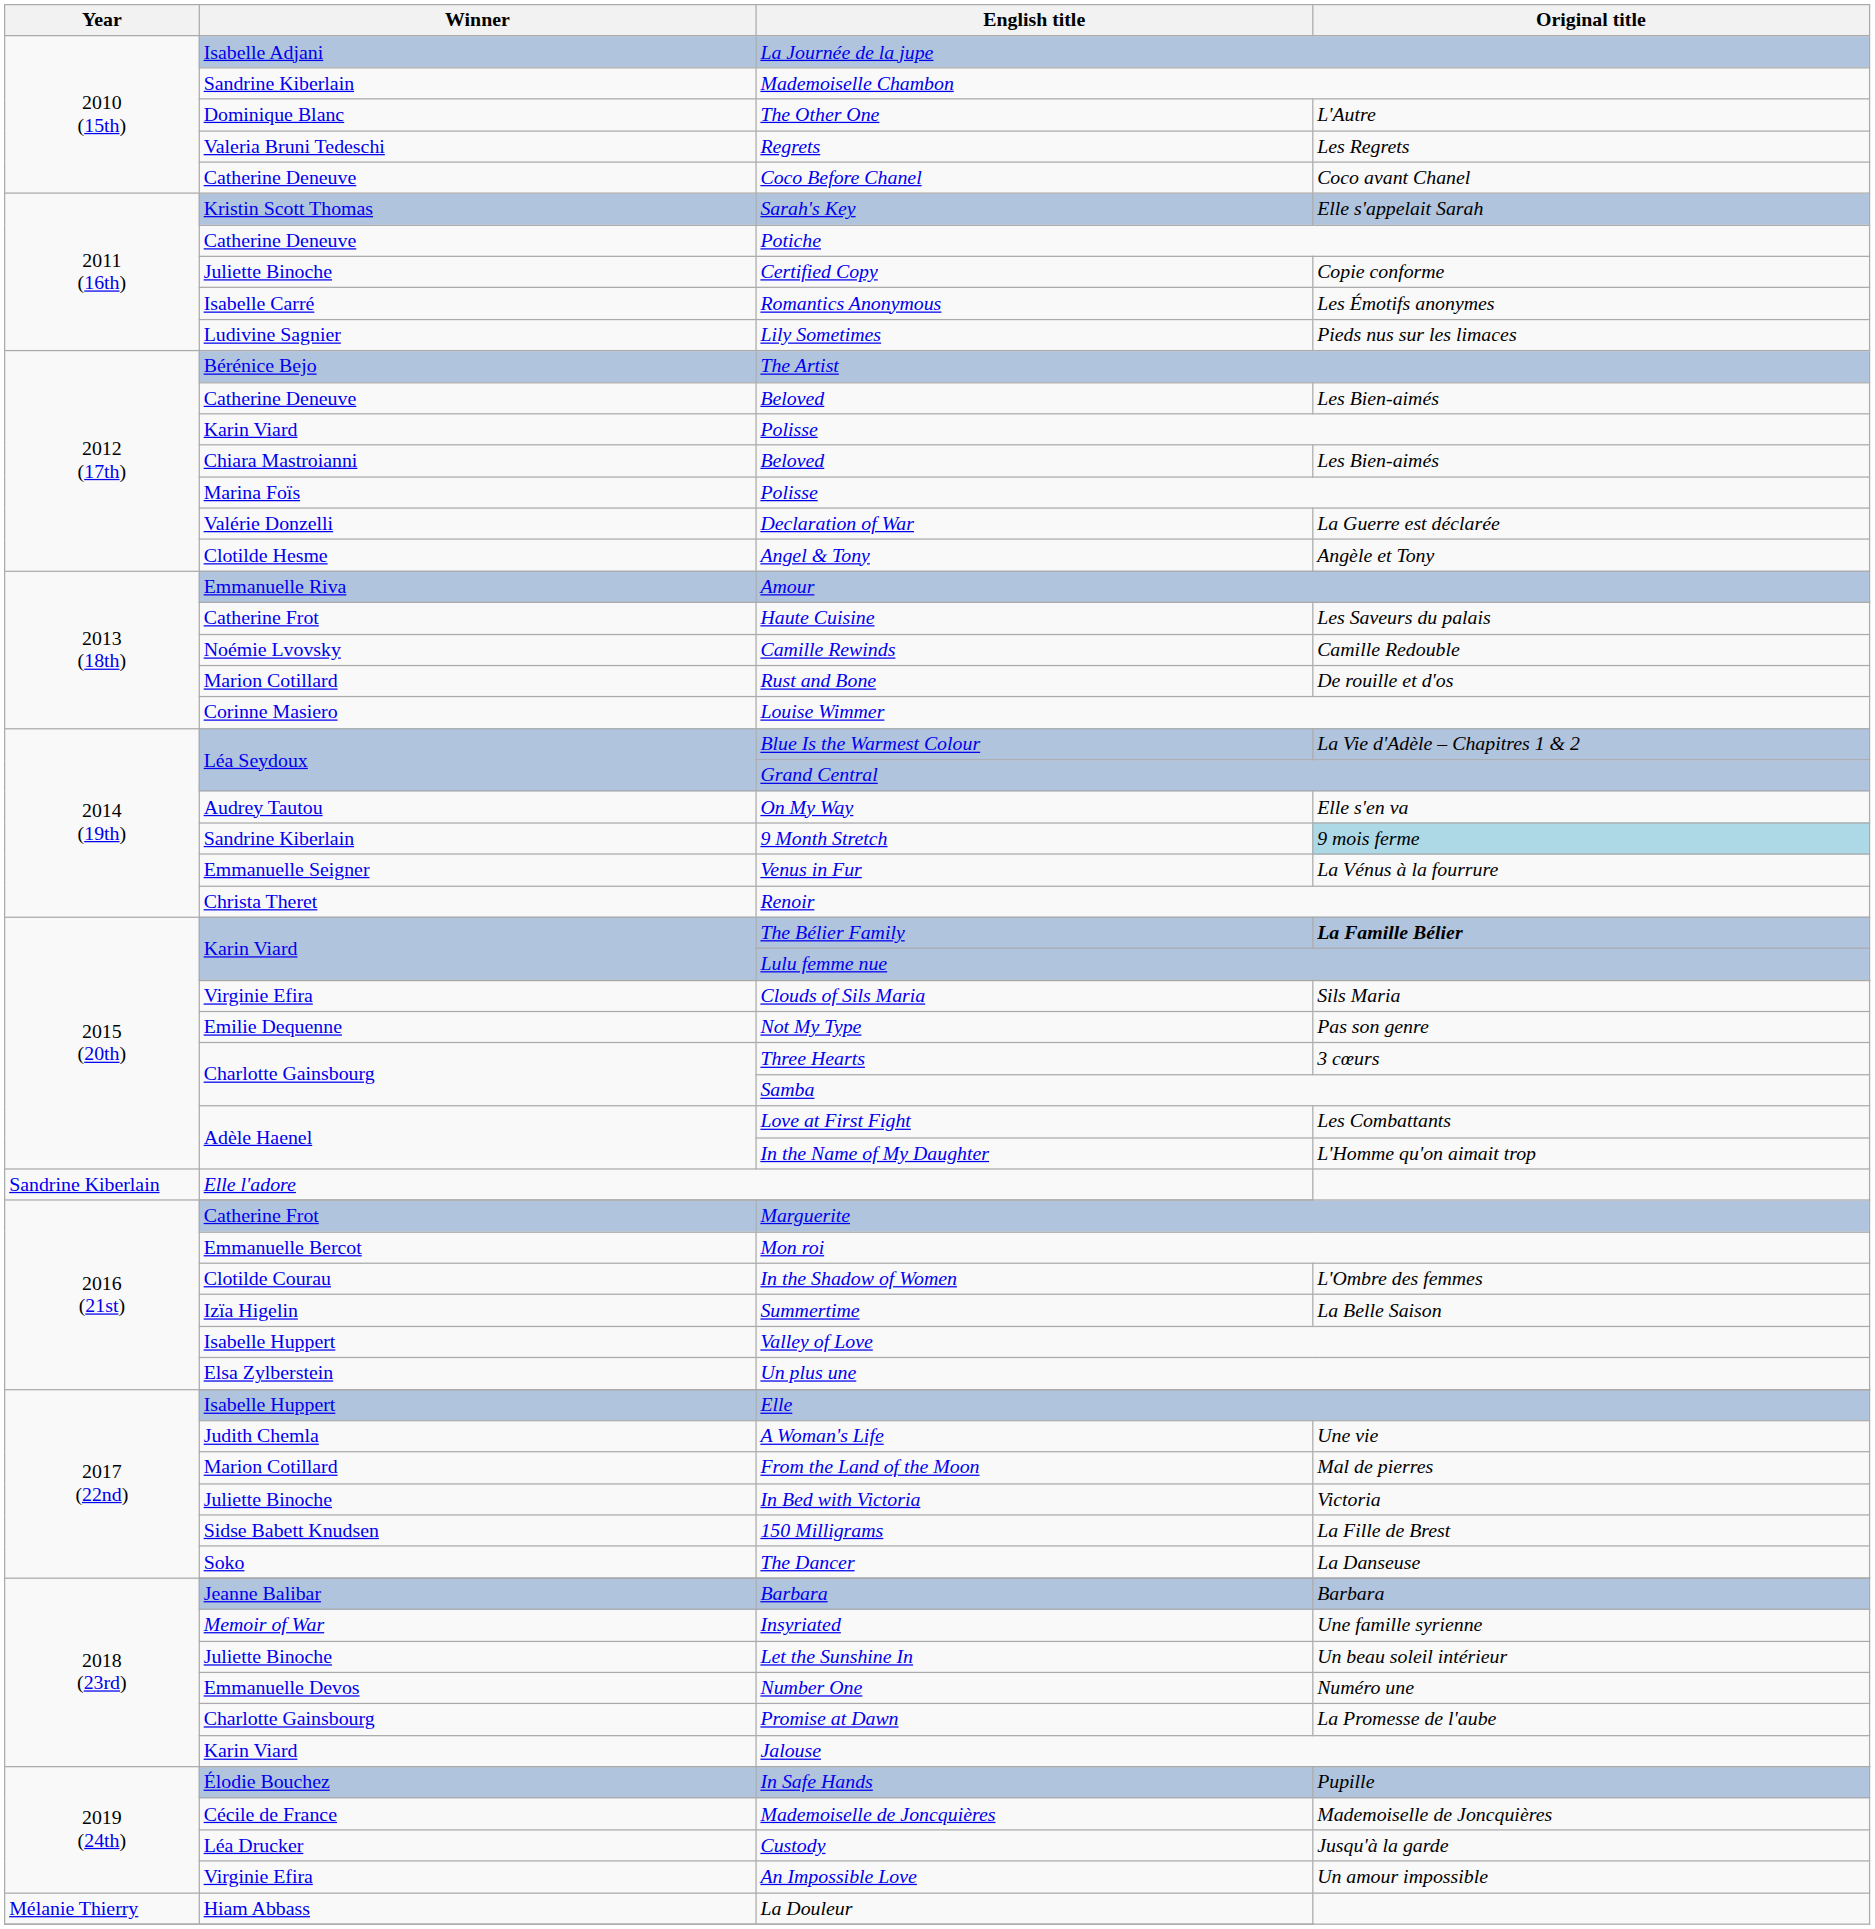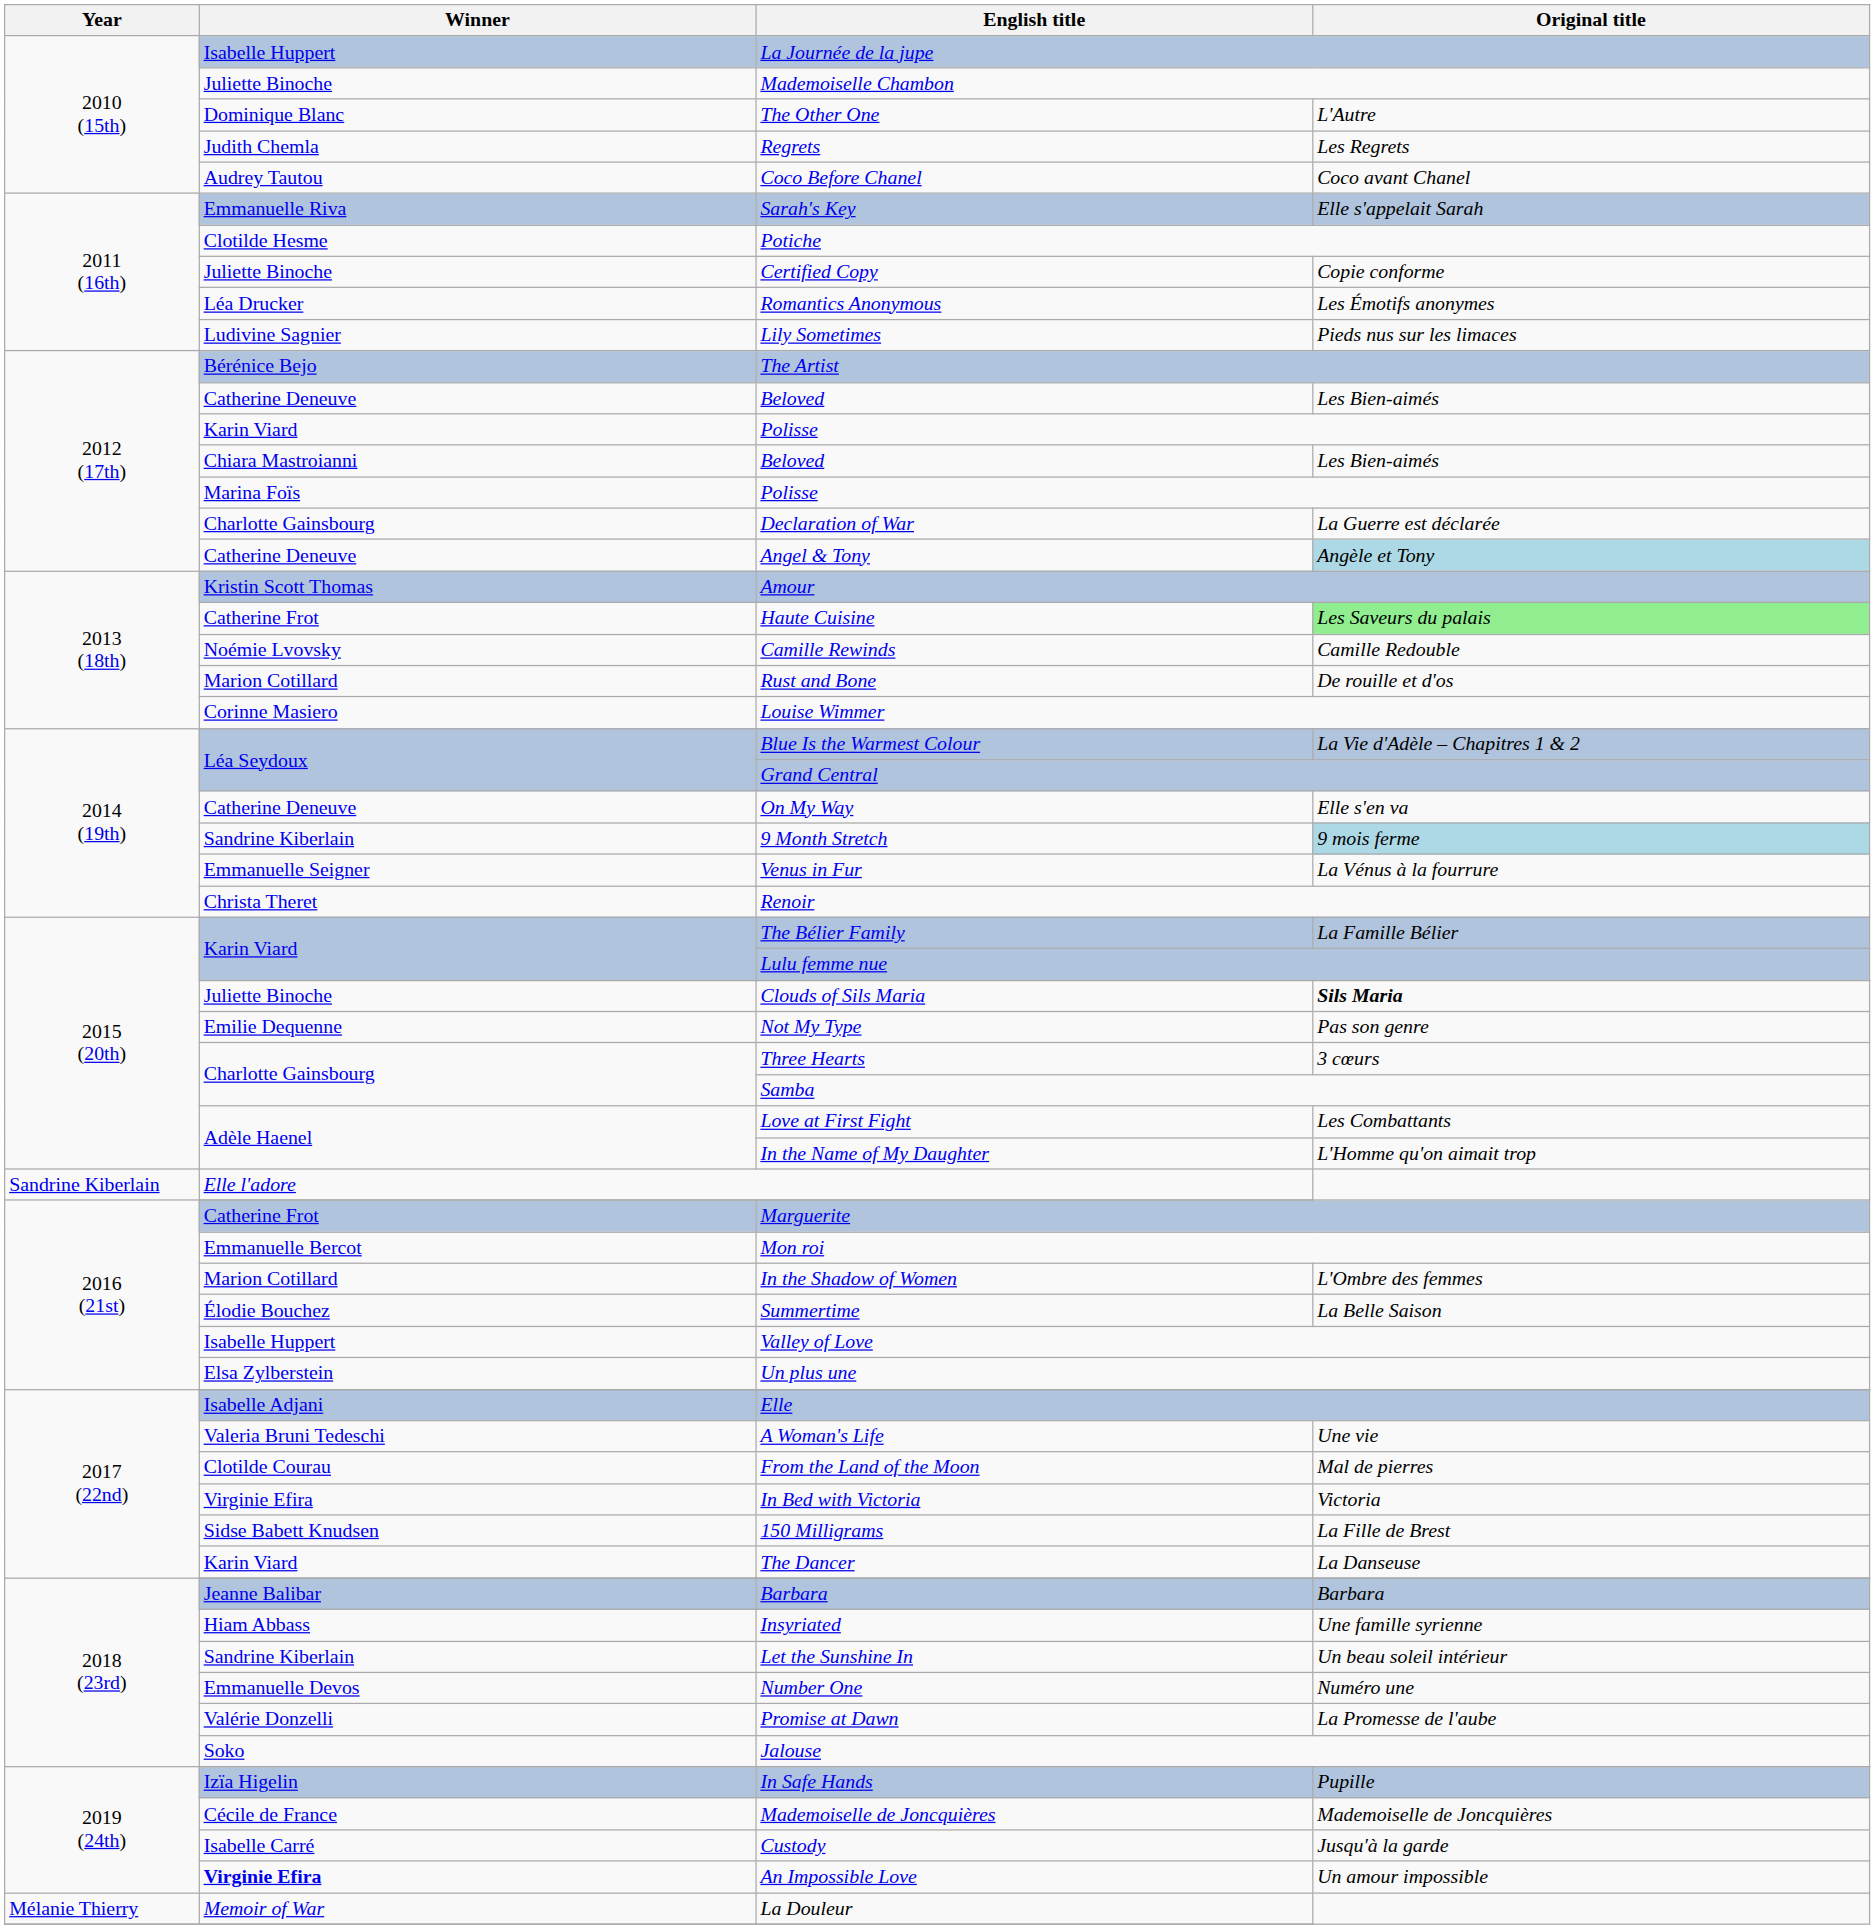(263, 51) Isabelle Adjani -> (269, 51) Isabelle Huppert
(279, 83) Sandrine Kiberlain -> (268, 83) Juliette Binoche
(294, 146) Valeria Bruni Tedeschi -> (261, 146) Judith Chemla
(280, 177) Catherine Deneuve -> (263, 177) Audrey Tautou
(288, 209) Kristin Scott Thomas -> (275, 209) Emmanuelle Riva
(280, 240) Catherine Deneuve -> (266, 240) Clotilde Hesme
(259, 303) Isabelle Carré -> (254, 303) Léa Drucker
(268, 523) Valérie Donzelli -> (289, 523) Charlotte Gainsbourg
(266, 555) Clotilde Hesme -> (280, 555) Catherine Deneuve
(1376, 555) no background -> (1376, 555) lightblue background
(275, 586) Emmanuelle Riva -> (288, 586) Kristin Scott Thomas
(1404, 618) no background -> (1404, 618) lightgreen background
(263, 806) Audrey Tautou -> (280, 806) Catherine Deneuve
(1390, 932) bold -> (1388, 932) normal
(258, 995) Virginie Efira -> (268, 995) Juliette Binoche
(1359, 995) normal -> (1360, 995) bold
(267, 1278) Clotilde Courau -> (271, 1278) Marion Cotillard
(251, 1310) Izïa Higelin -> (267, 1310) Élodie Bouchez
(269, 1404) Isabelle Huppert -> (263, 1404) Isabelle Adjani
(261, 1436) Judith Chemla -> (294, 1436) Valeria Bruni Tedeschi
(271, 1467) Marion Cotillard -> (267, 1467) Clotilde Courau
(268, 1499) Juliette Binoche -> (258, 1499) Virginie Efira
(224, 1562) Soko -> (251, 1562) Karin Viard
(264, 1624) Memoir of War -> (257, 1624) Hiam Abbass
(268, 1656) Juliette Binoche -> (279, 1656) Sandrine Kiberlain
(289, 1719) Charlotte Gainsbourg -> (268, 1719) Valérie Donzelli
(251, 1750) Karin Viard -> (224, 1750) Soko
(267, 1782) Élodie Bouchez -> (251, 1782) Izïa Higelin
(254, 1845) Léa Drucker -> (259, 1845) Isabelle Carré
(258, 1876) normal -> (263, 1876) bold
(257, 1908) Hiam Abbass -> (264, 1908) Memoir of War
